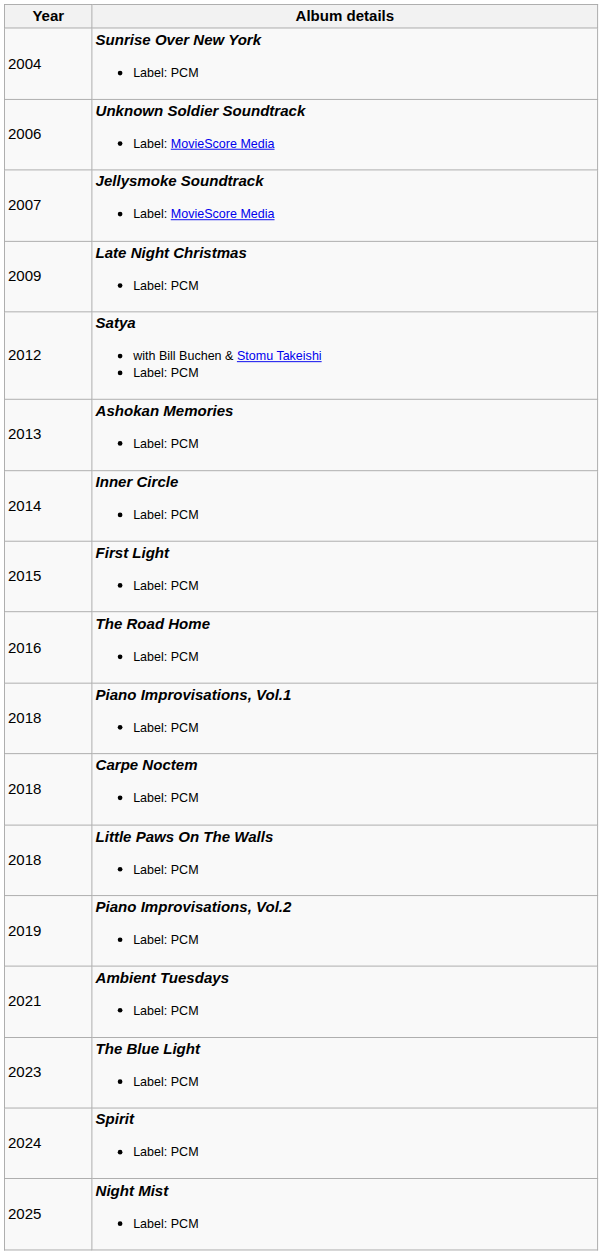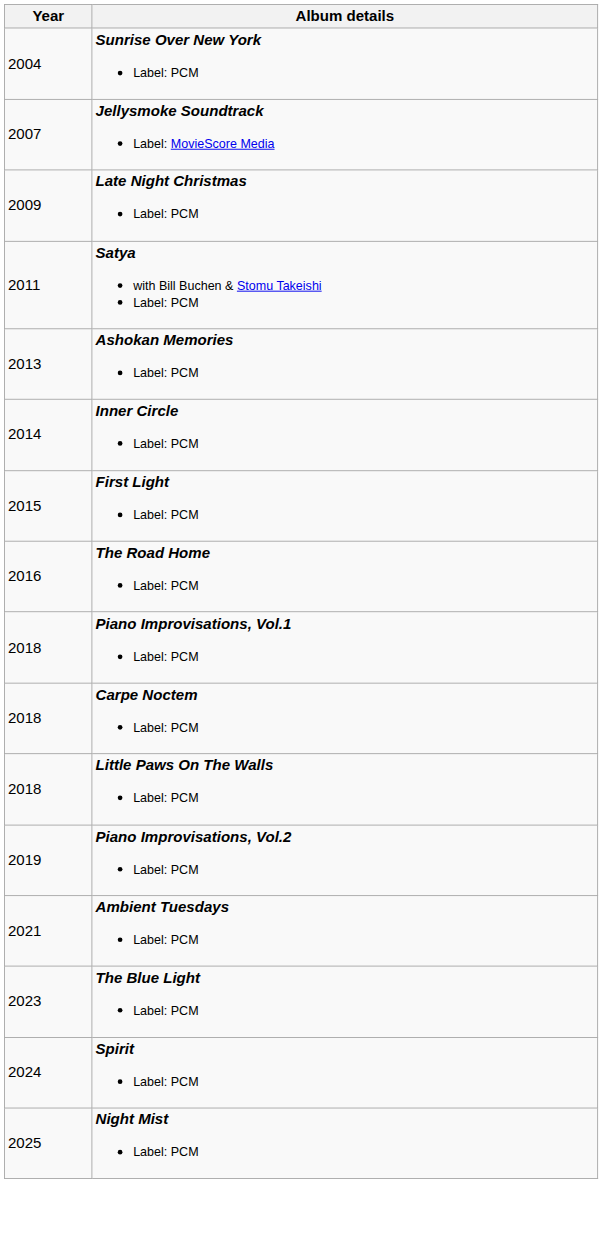- row: (345, 127)
(25, 355) 2012 -> (24, 284) 2011
